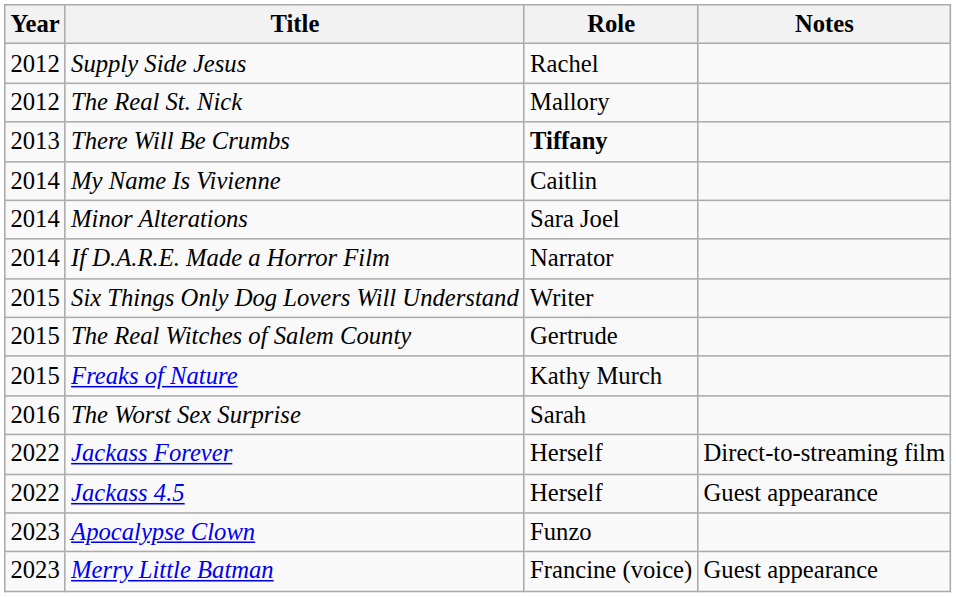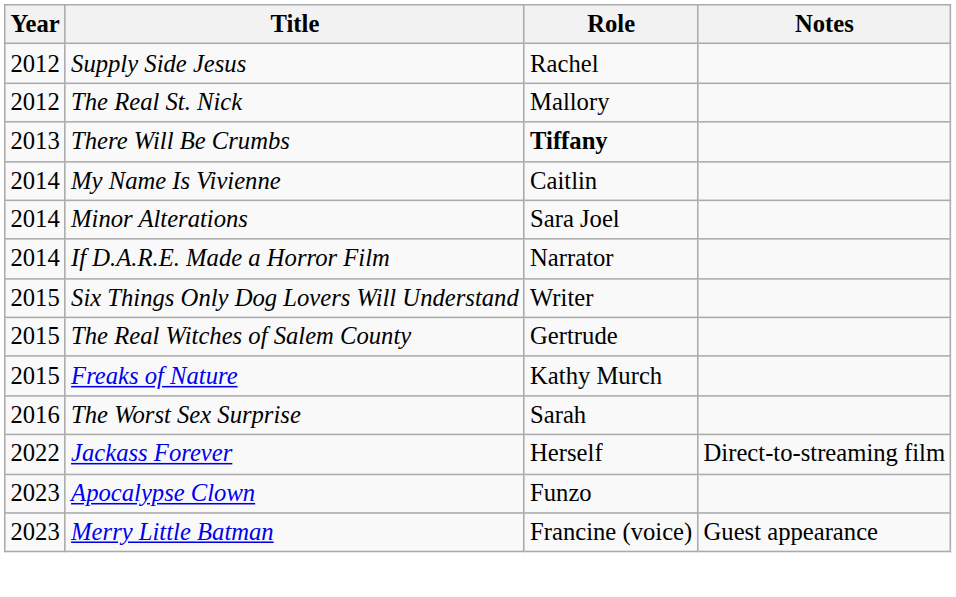- row: (128, 492)
